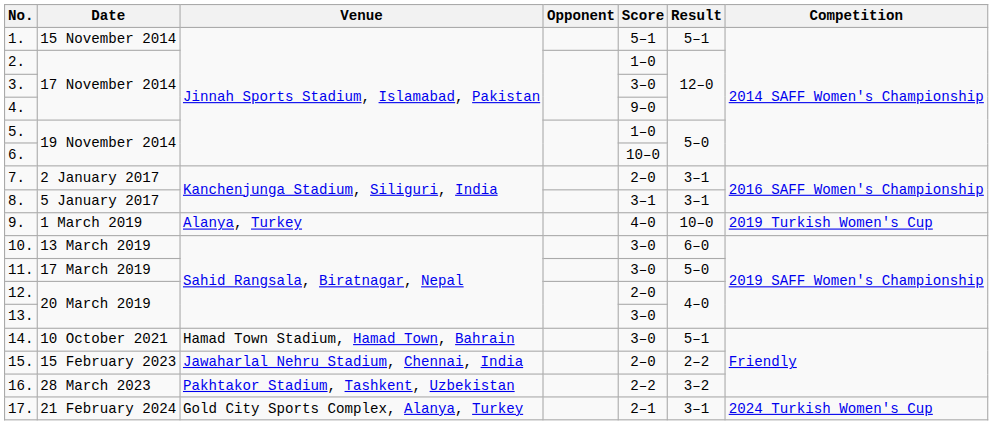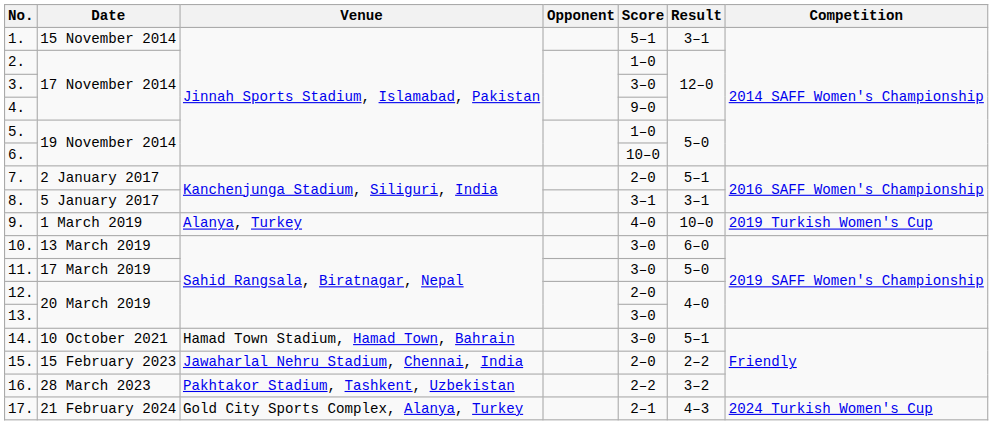(696, 39) 5–1 -> (696, 39) 3–1
(696, 178) 3–1 -> (696, 178) 5–1
(696, 409) 3–1 -> (696, 409) 4–3
